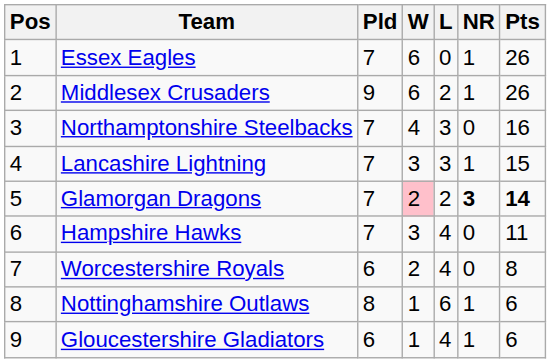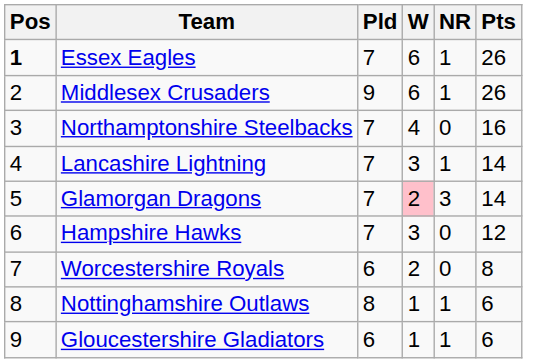- column: (446, 22)
(16, 57) normal -> (16, 57) bold
(518, 163) 15 -> (494, 163) 14
(469, 198) bold -> (445, 198) normal
(518, 198) bold -> (494, 198) normal
(517, 233) 11 -> (494, 233) 12
